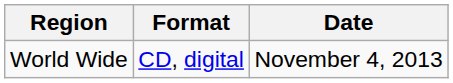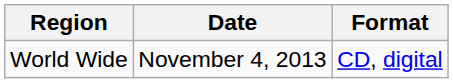columns swapped: (349, 22) <-> (191, 22)
